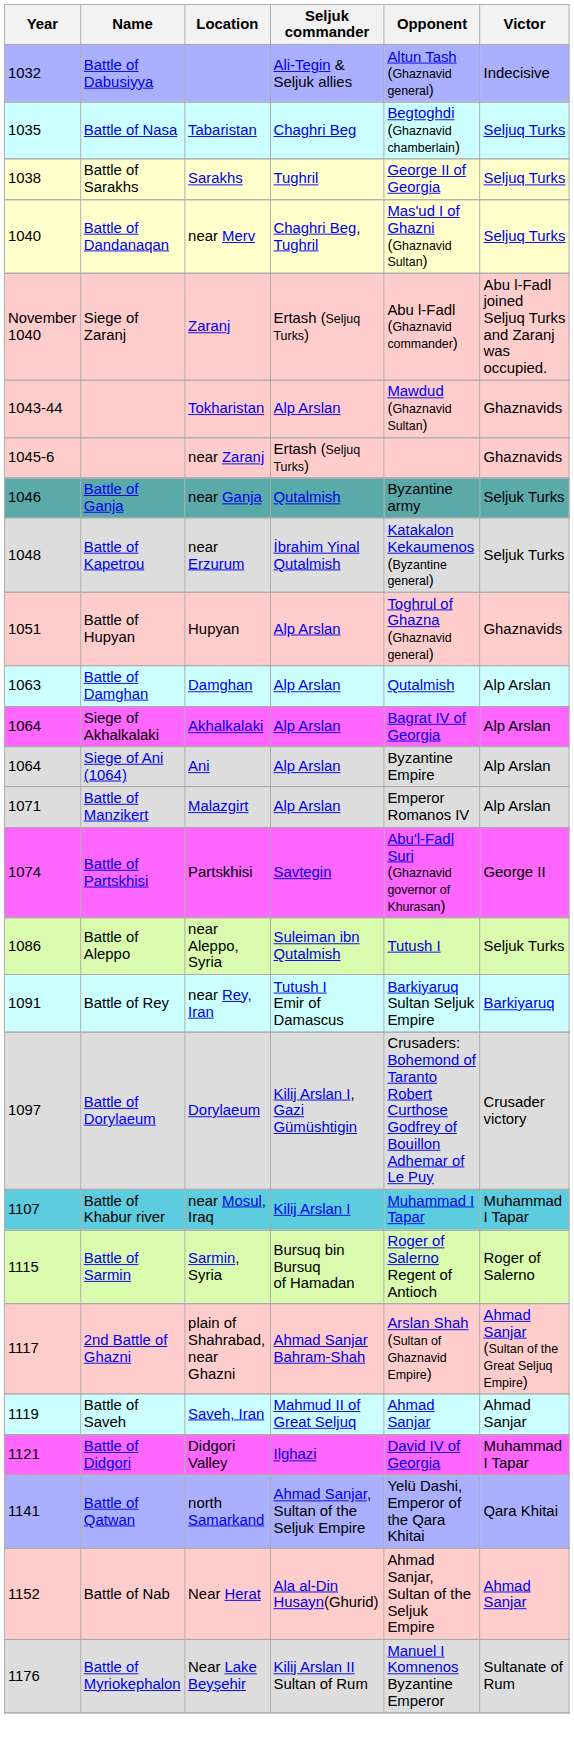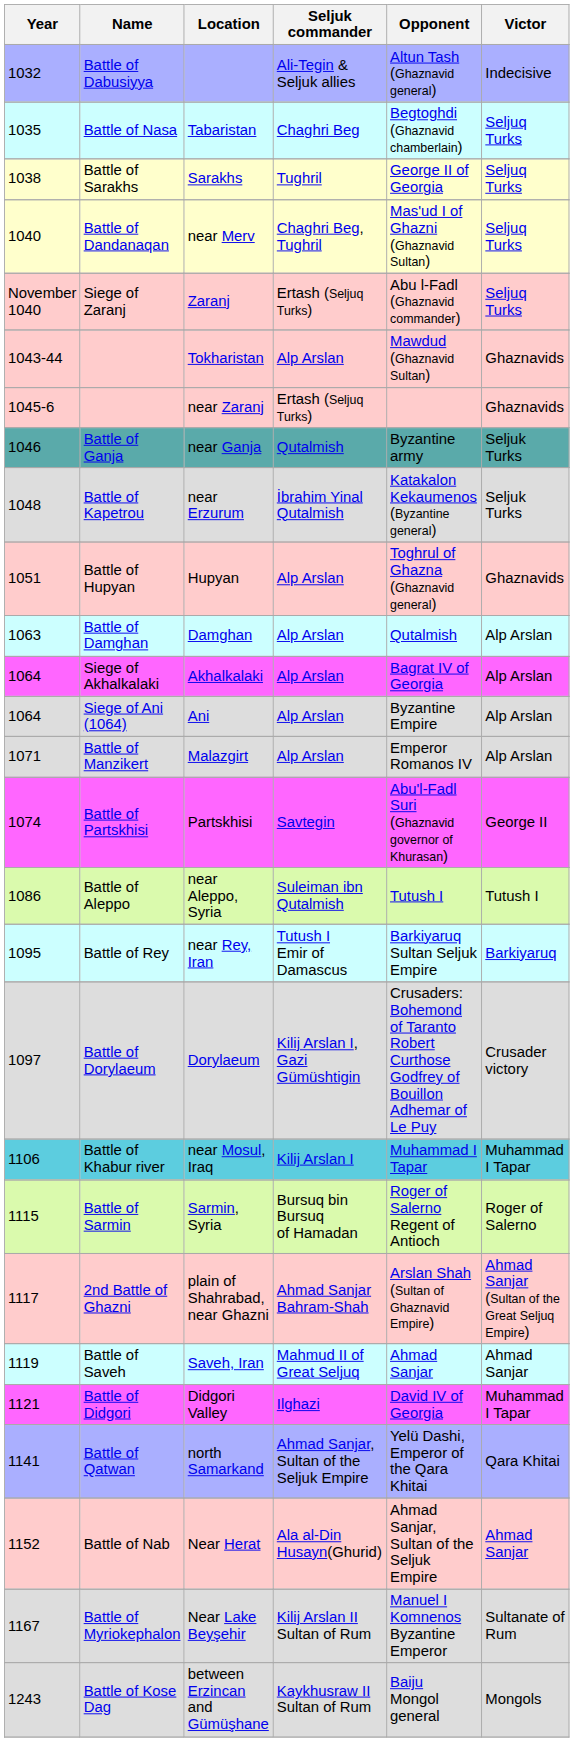(524, 326) Abu l-Fadl joined Seljuq Turks and Zaranj was occupied. -> (506, 301) Seljuq Turks
(524, 946) Seljuk Turks -> (512, 896) Tutush I
(24, 1003) 1091 -> (24, 953) 1095
(24, 1209) 1107 -> (24, 1159) 1106
(24, 1676) 1176 -> (24, 1625) 1167
+ row: (130, 1699)
